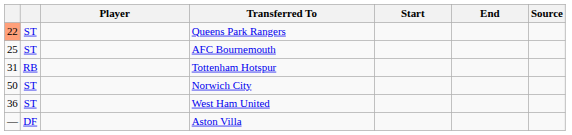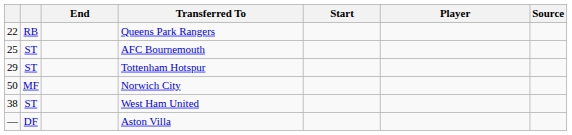columns swapped: (115, 13) <-> (490, 13)
(12, 31) lightsalmon background -> (12, 31) no background
(30, 31) ST -> (31, 31) RB
(12, 67) 31 -> (12, 67) 29
(30, 67) RB -> (31, 67) ST
(30, 85) ST -> (31, 85) MF
(12, 103) 36 -> (12, 103) 38
